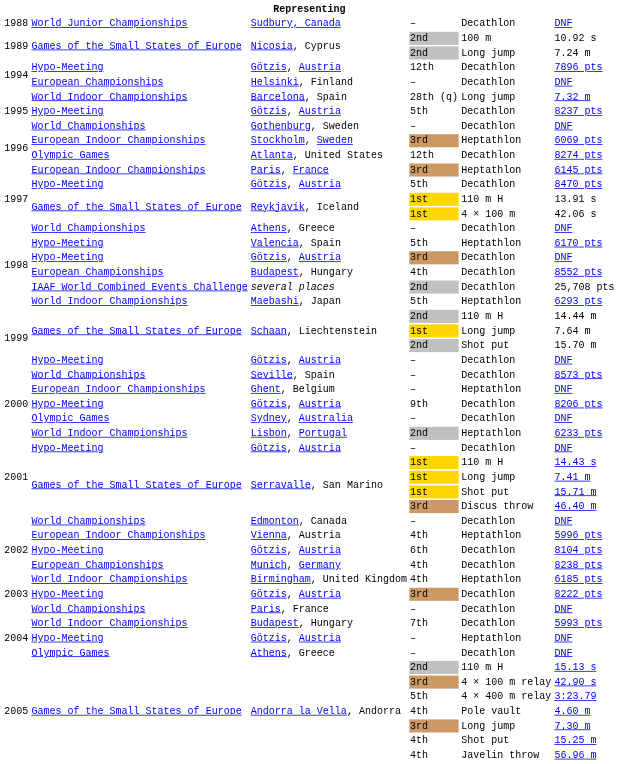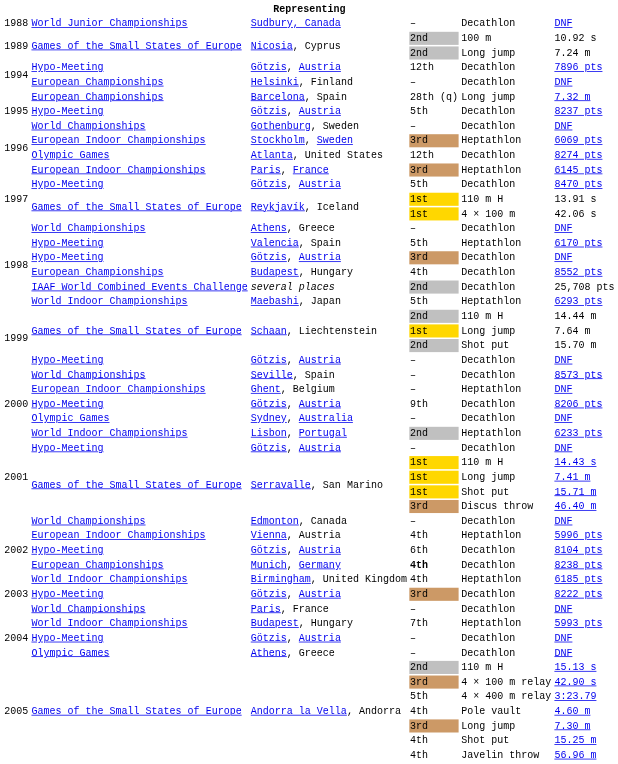(110, 97) World Indoor Championships -> (98, 97) European Championships
(419, 565) normal -> (419, 565) bold
(488, 624) Decathlon -> (491, 624) Heptathlon
(491, 638) Heptathlon -> (488, 638) Decathlon
